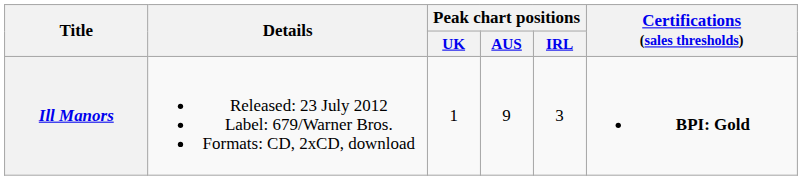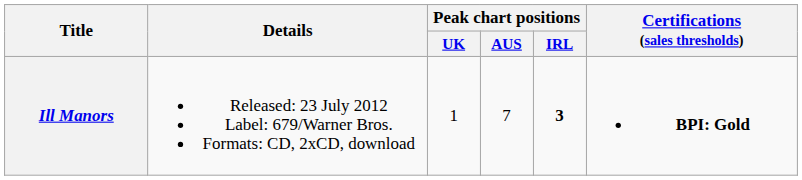(507, 115) 9 -> (507, 115) 7
(560, 115) normal -> (560, 115) bold
